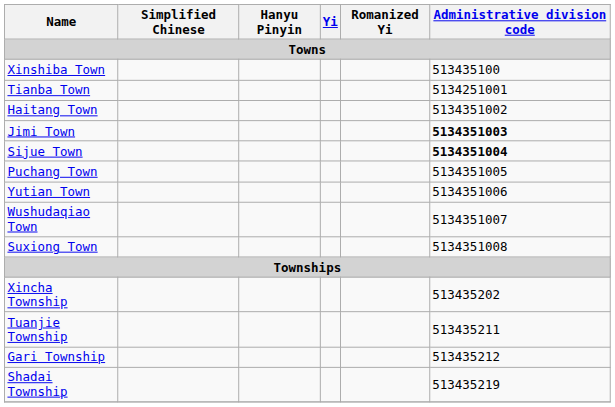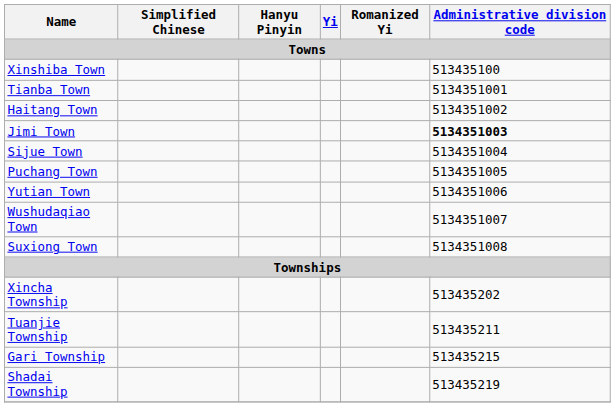(470, 90) 5134251001 -> (470, 90) 5134351001
(470, 151) bold -> (470, 151) normal
(466, 357) 513435212 -> (466, 357) 513435215
